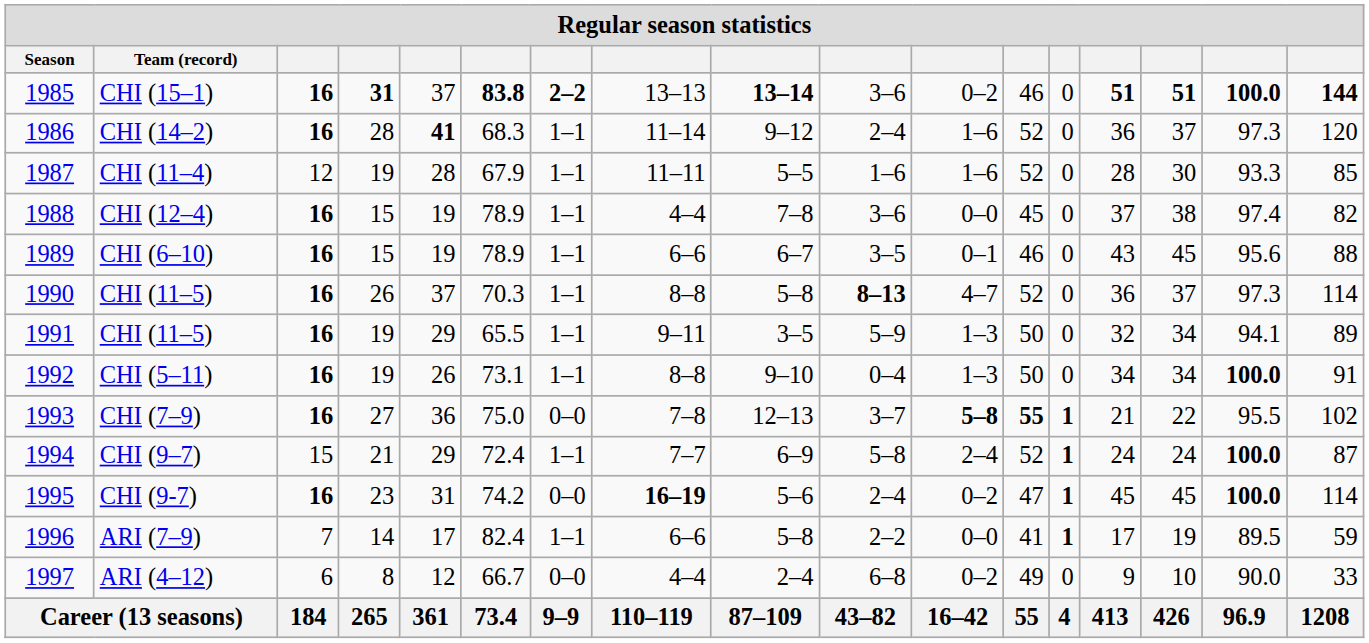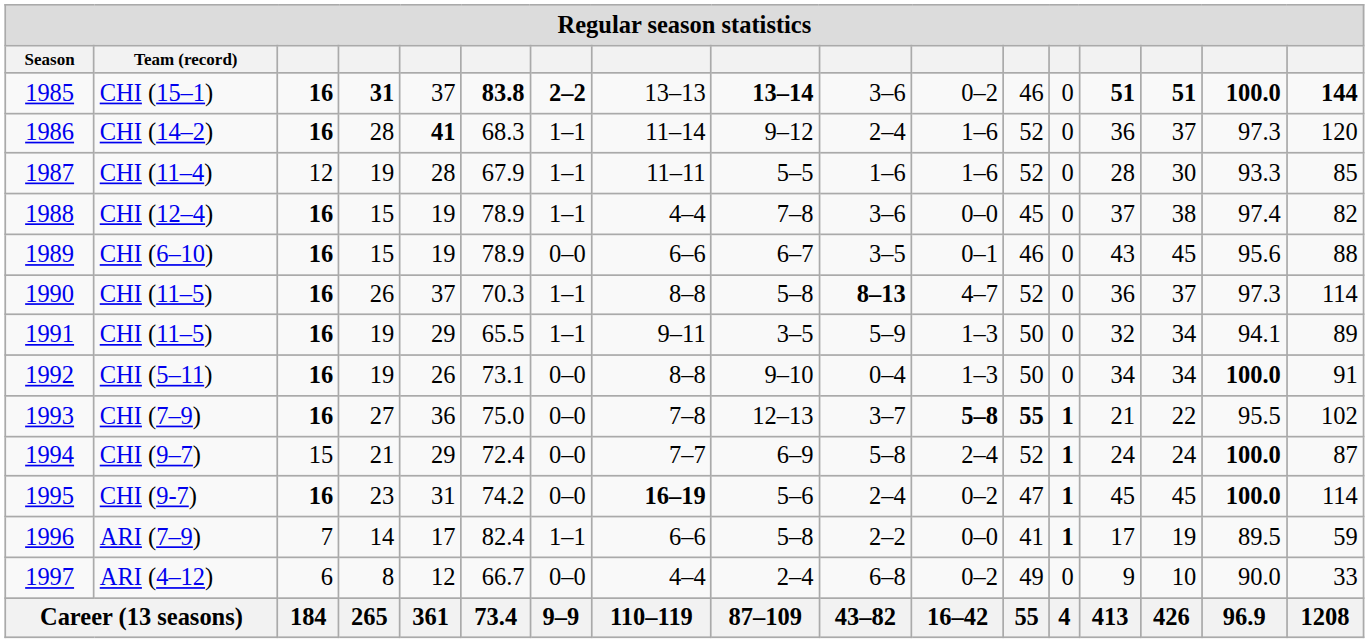(567, 253) 1–1 -> (567, 253) 0–0
(567, 374) 1–1 -> (567, 374) 0–0
(567, 455) 1–1 -> (567, 455) 0–0
